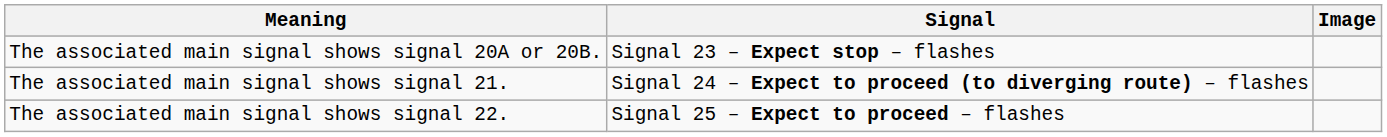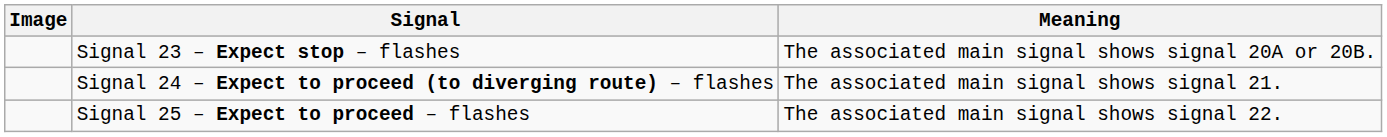columns swapped: (1347, 21) <-> (306, 21)
